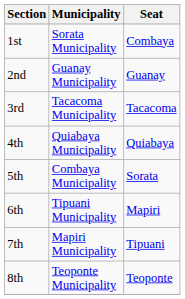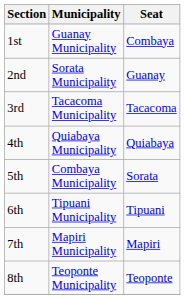(84, 41) Sorata Municipality -> (84, 41) Guanay Municipality
(84, 75) Guanay Municipality -> (84, 75) Sorata Municipality
(143, 210) Mapiri -> (145, 210) Tipuani
(145, 244) Tipuani -> (143, 244) Mapiri
